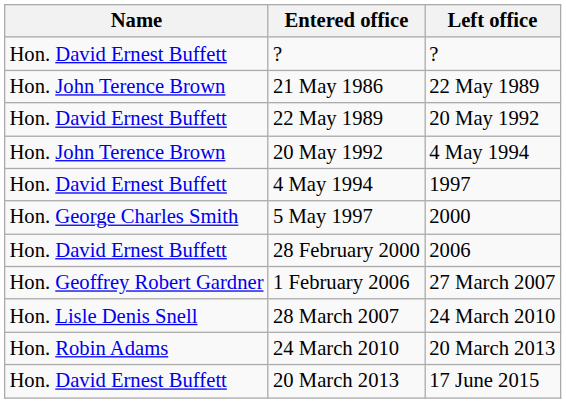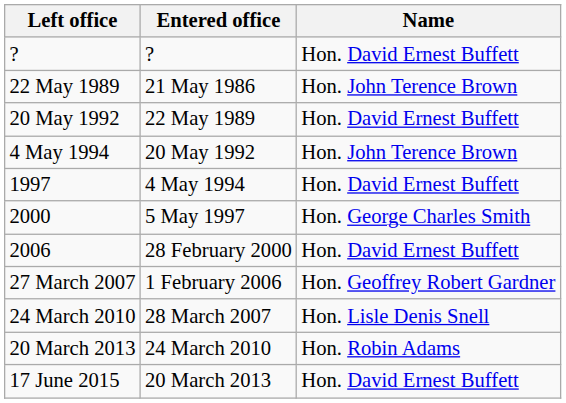columns swapped: (136, 20) <-> (492, 20)
